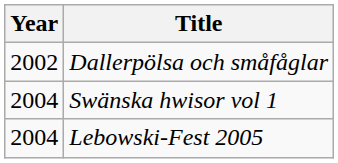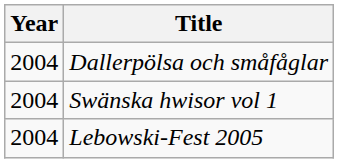(34, 61) 2002 -> (34, 61) 2004
